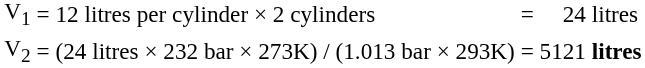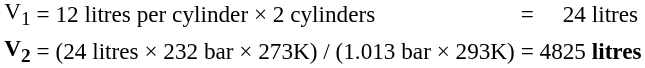(18, 52) normal -> (18, 52) bold
(563, 52) 5121 -> (563, 52) 4825
